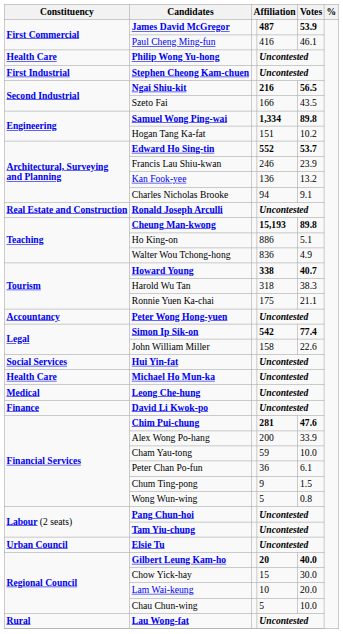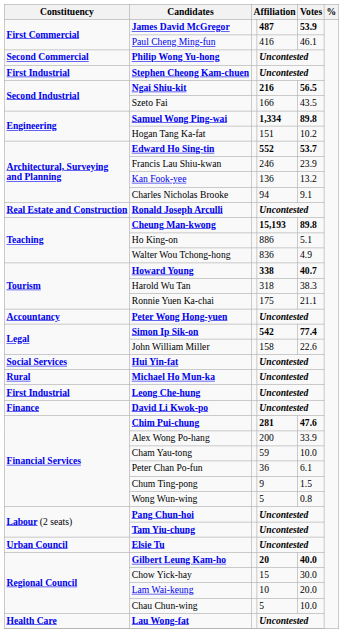(32, 57) Health Care -> (48, 57) Second Commercial
(32, 377) Health Care -> (19, 377) Rural
(23, 392) Medical -> (38, 392) First Industrial
(19, 621) Rural -> (32, 621) Health Care
